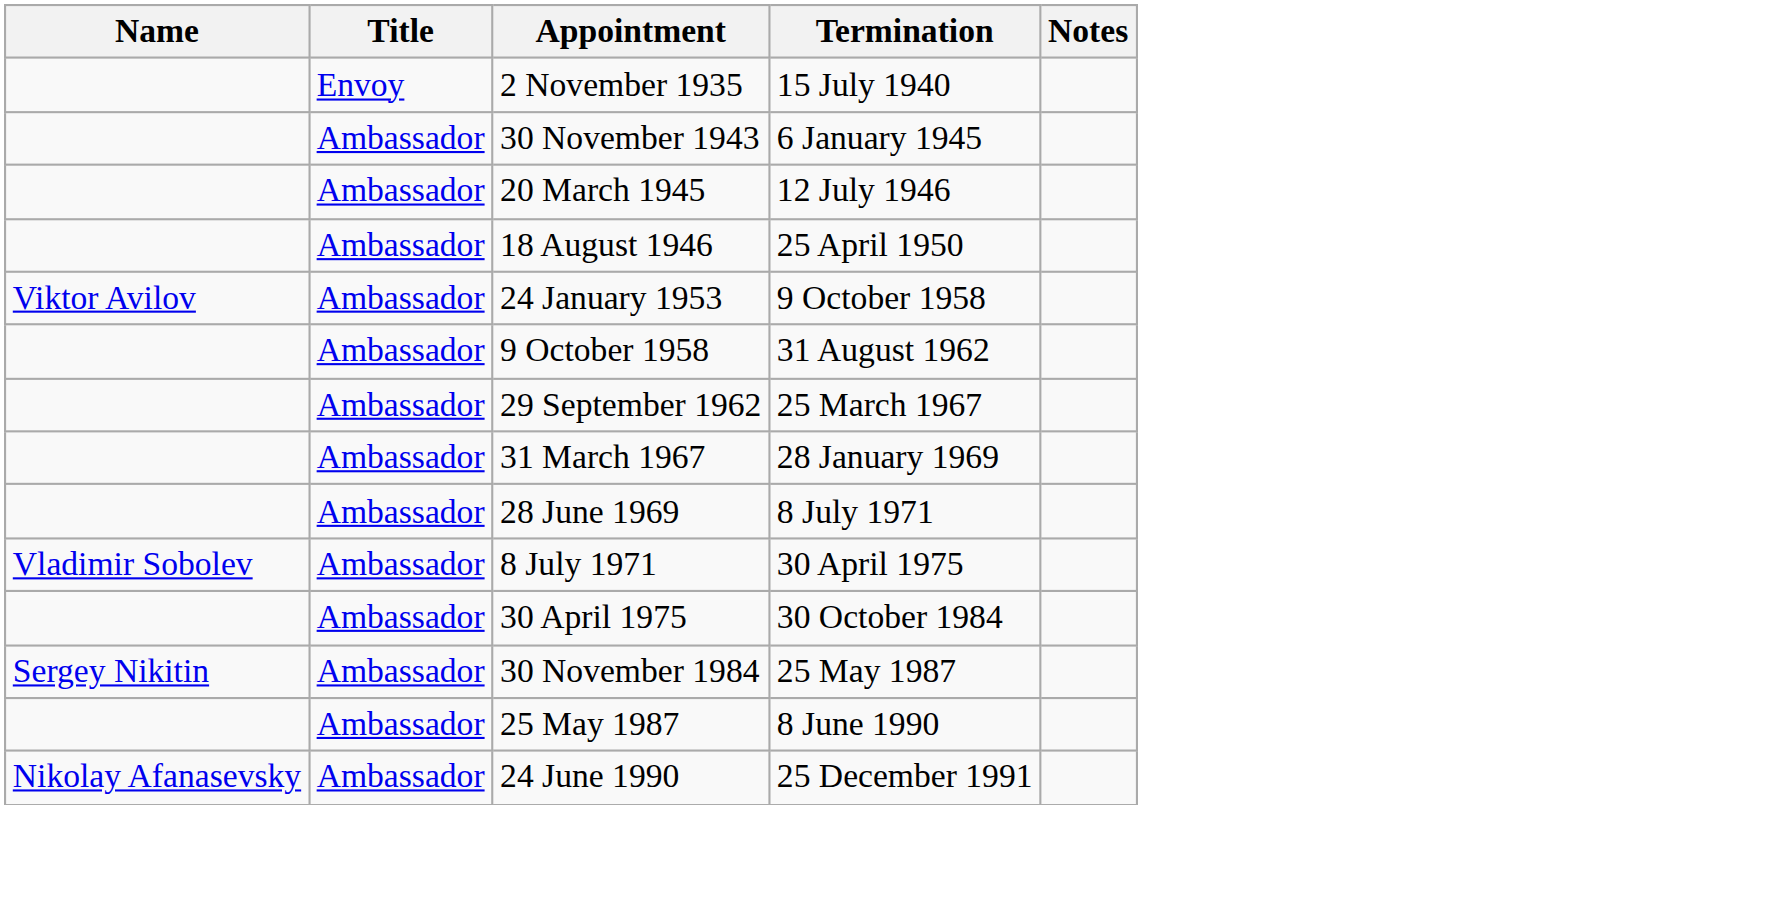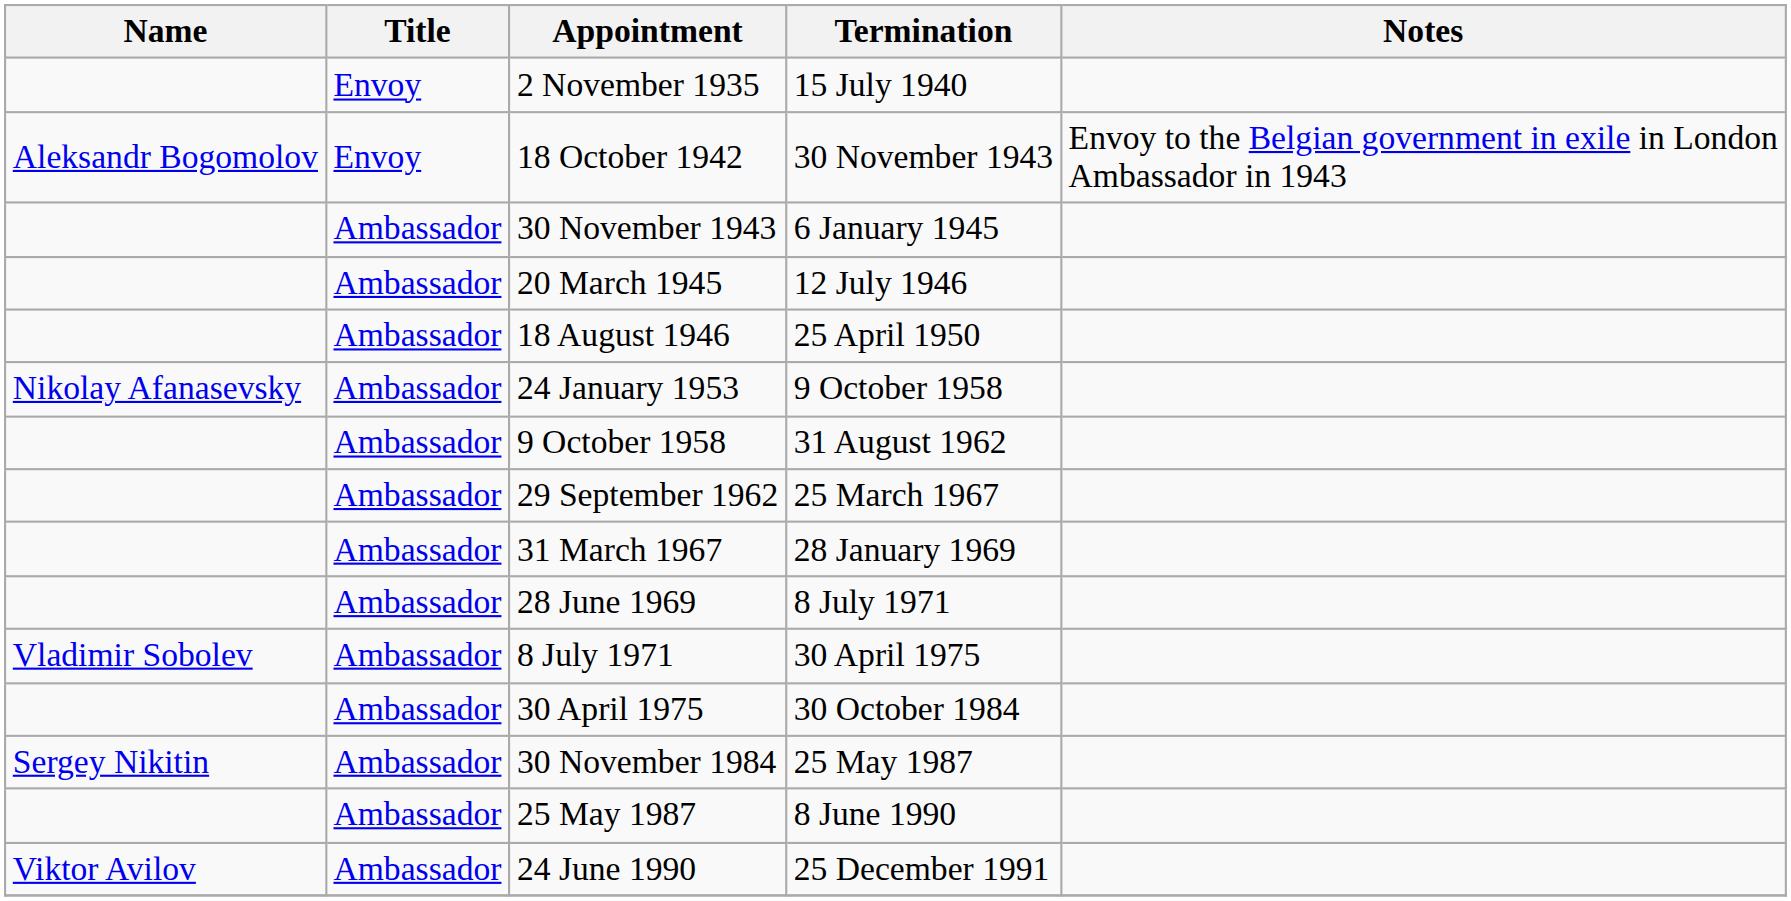+ row: (630, 156)
(104, 297) Viktor Avilov -> (157, 388) Nikolay Afanasevsky
(157, 777) Nikolay Afanasevsky -> (104, 868) Viktor Avilov
